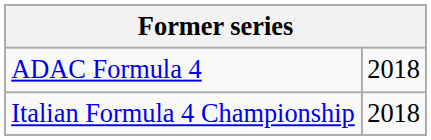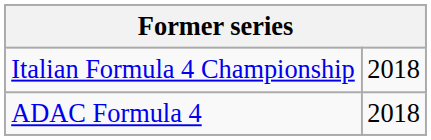rows swapped: (106, 69) <-> (183, 112)
